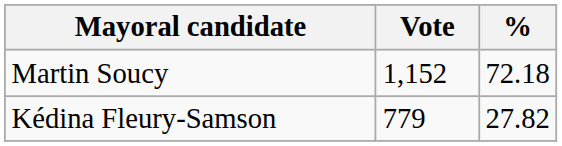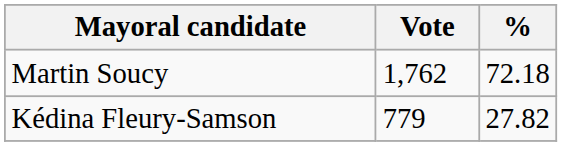(415, 72) 1,152 -> (415, 72) 1,762
